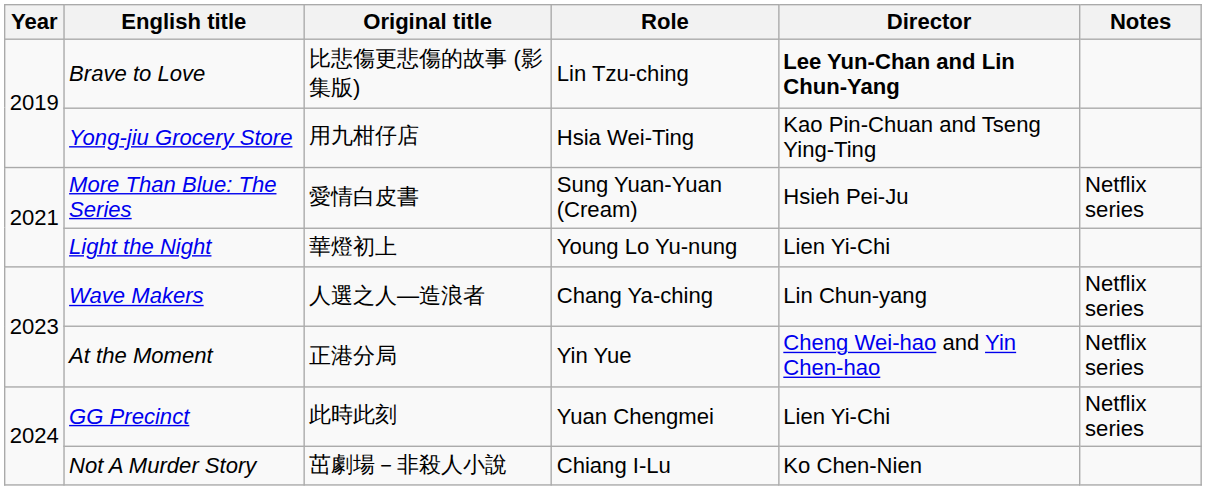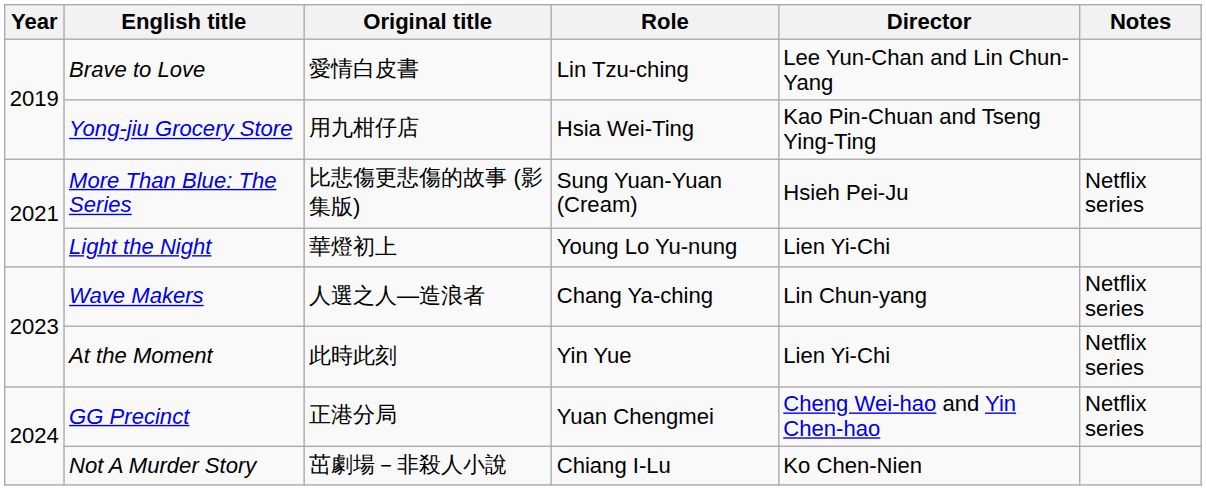(426, 72) 比悲傷更悲傷的故事 (影集版) -> (364, 68) 愛情白皮書
(899, 73) bold -> (926, 69) normal
(364, 196) 愛情白皮書 -> (426, 192) 比悲傷更悲傷的故事 (影集版)
(353, 355) 正港分局 -> (353, 355) 此時此刻
(900, 356) Cheng Wei-hao and Yin Chen-hao -> (837, 356) Lien Yi-Chi
(353, 415) 此時此刻 -> (353, 415) 正港分局
(837, 416) Lien Yi-Chi -> (900, 416) Cheng Wei-hao and Yin Chen-hao
